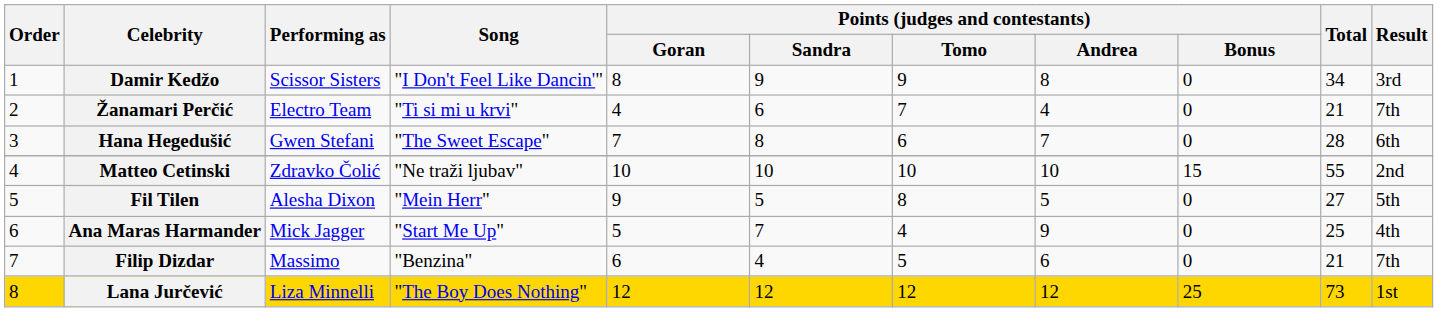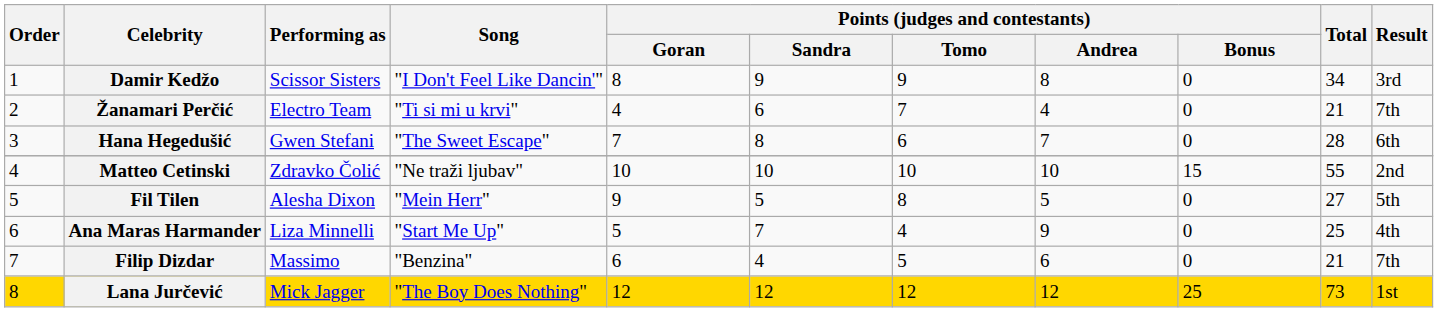(317, 230) Mick Jagger -> (322, 230) Liza Minnelli
(322, 291) Liza Minnelli -> (317, 291) Mick Jagger
